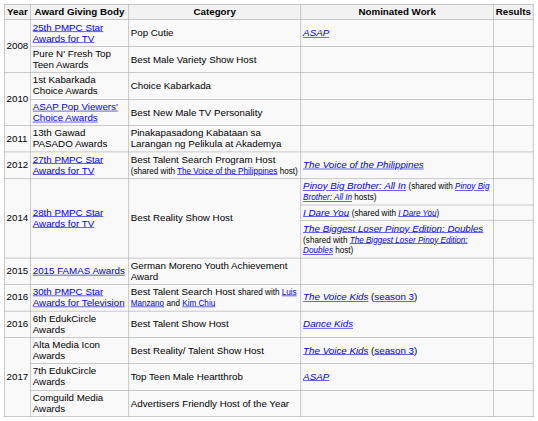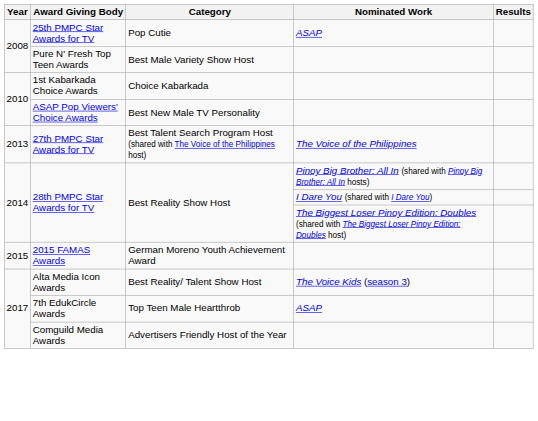- row: (70, 139)
(17, 165) 2012 -> (17, 144) 2013
- row: (79, 297)
- row: (64, 324)
